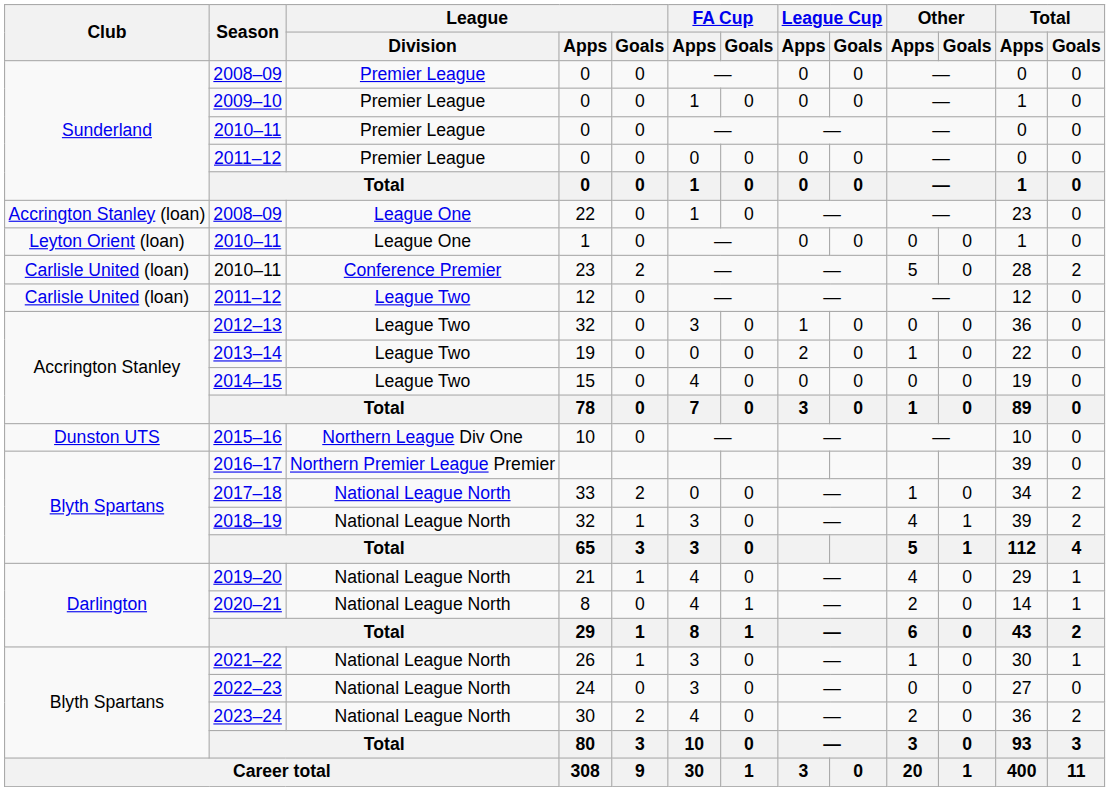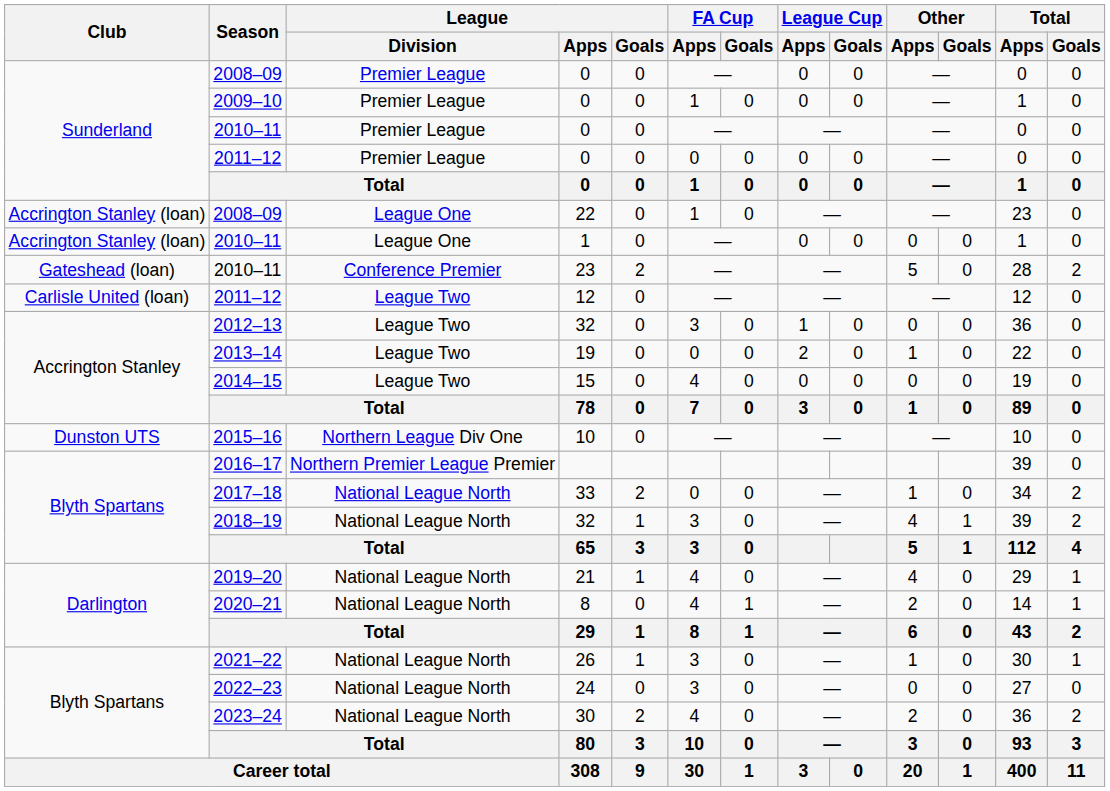(107, 241) Leyton Orient (loan) -> (107, 241) Accrington Stanley (loan)
(107, 269) Carlisle United (loan) -> (107, 269) Gateshead (loan)
